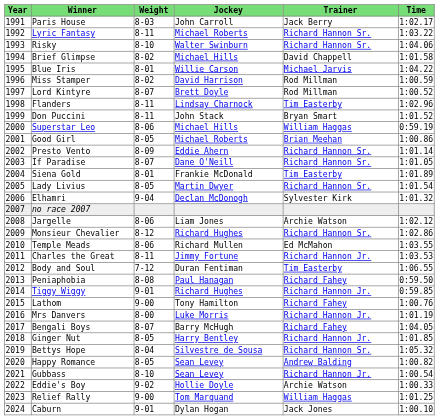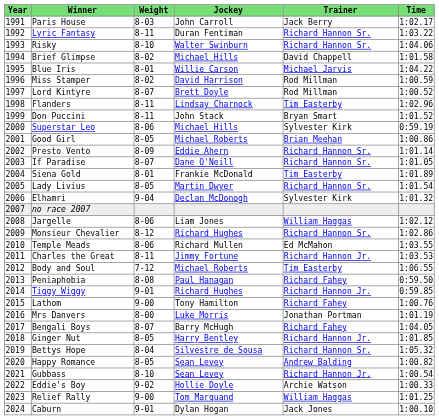(211, 34) Michael Roberts -> (209, 34) Duran Fentiman
(318, 128) William Haggas -> (318, 128) Sylvester Kirk
(315, 221) Archie Watson -> (318, 221) William Haggas
(209, 268) Duran Fentiman -> (211, 268) Michael Roberts
(328, 315) Richard Hannon Jr. -> (323, 315) Jonathan Portman
